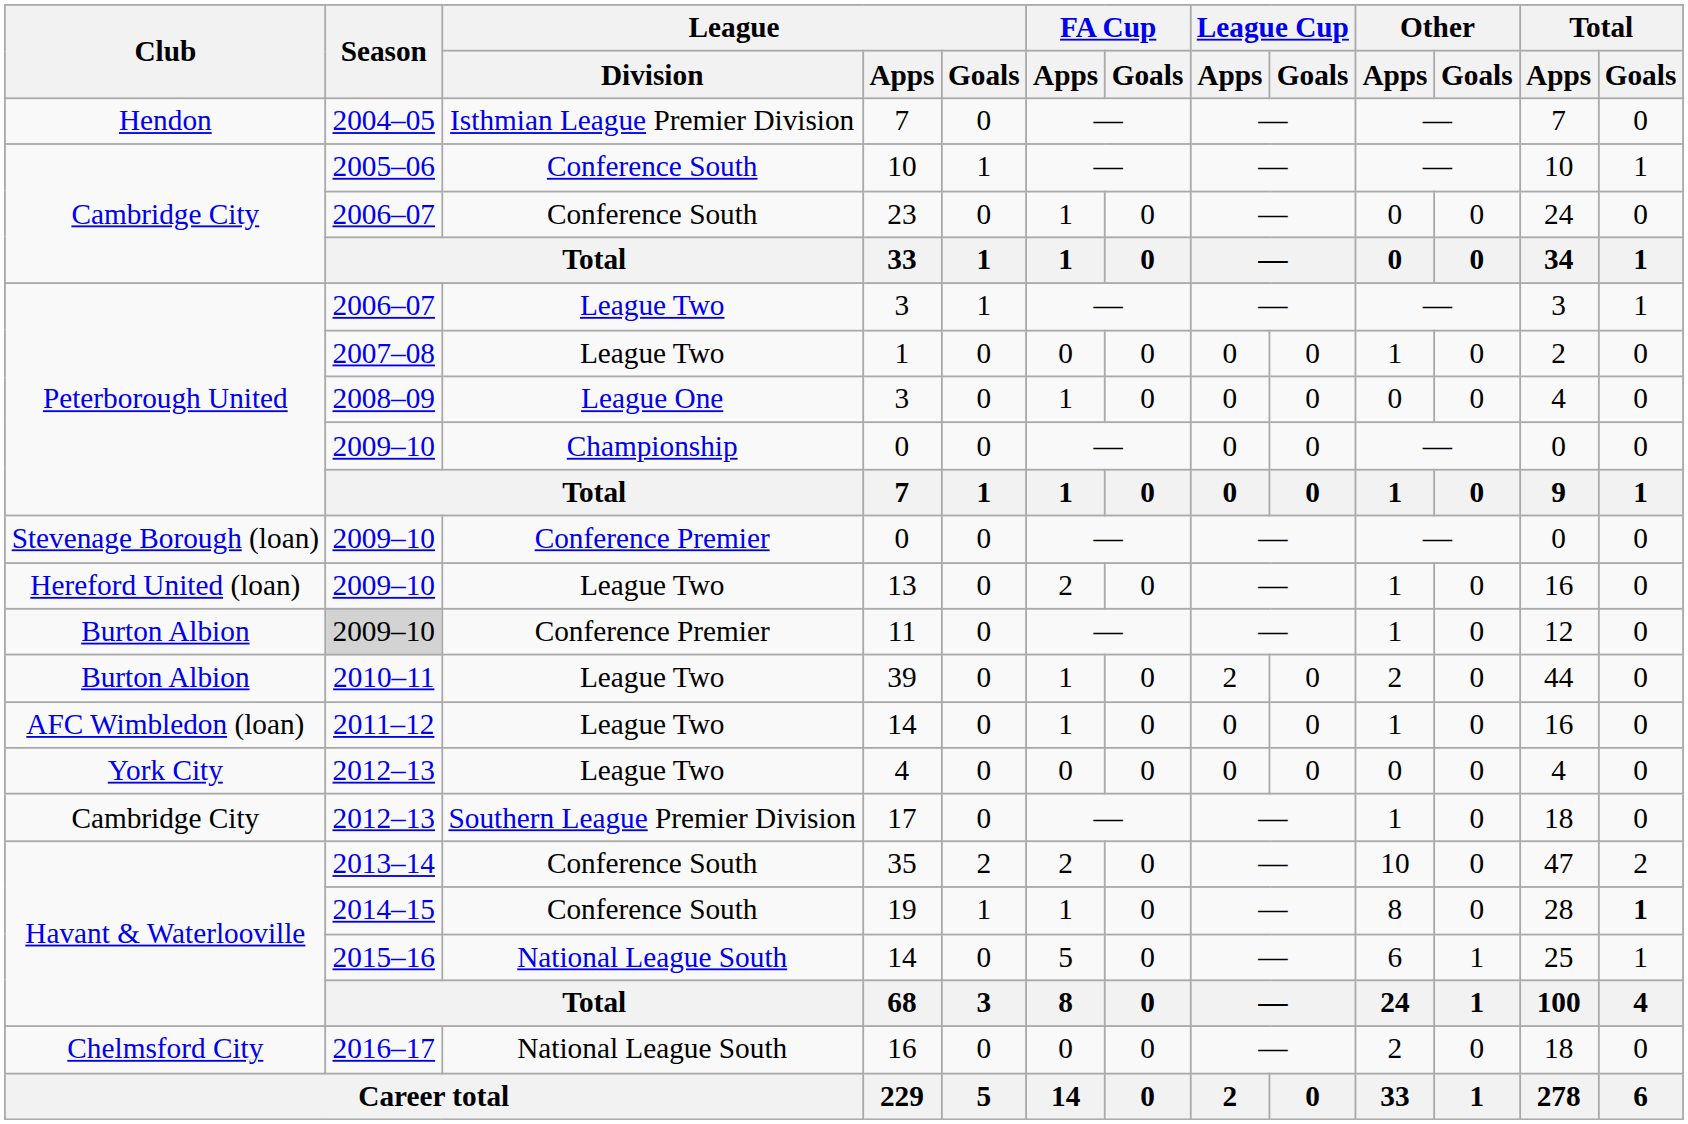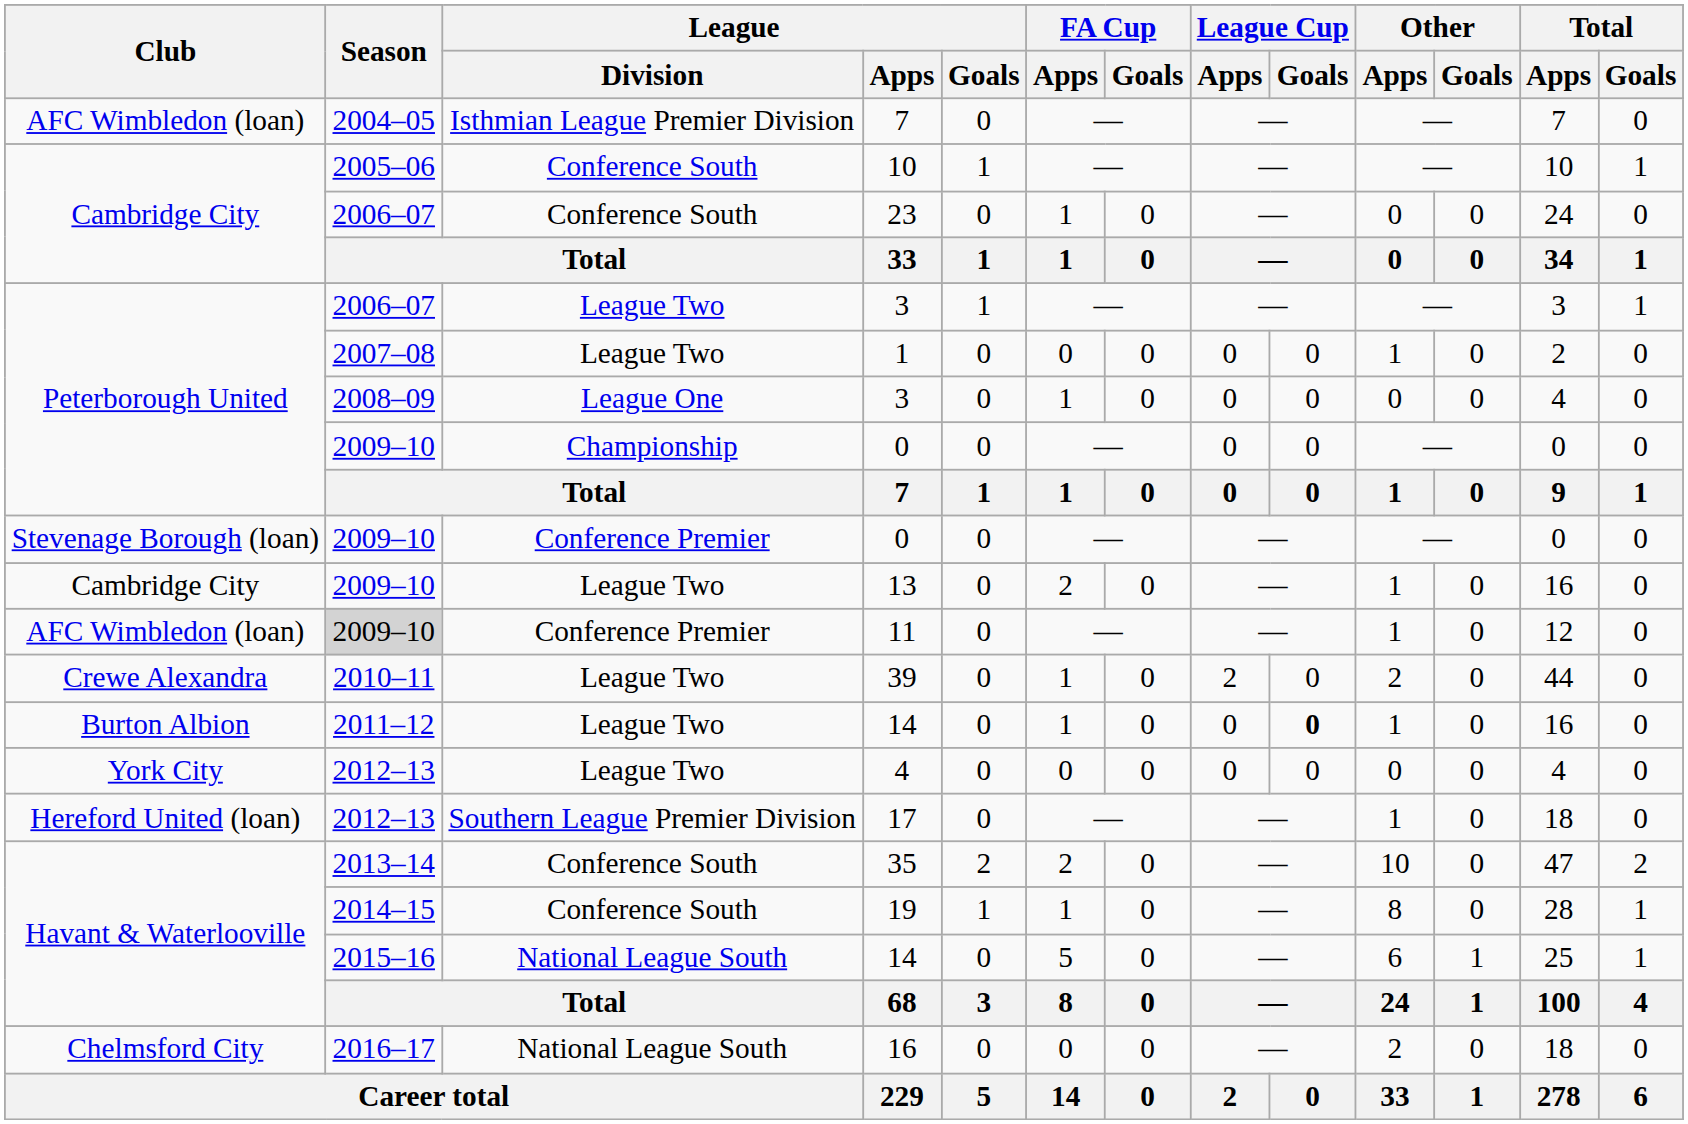(165, 120) Hendon -> (165, 120) AFC Wimbledon (loan)
(165, 584) Hereford United (loan) -> (165, 584) Cambridge City
(165, 631) Burton Albion -> (165, 631) AFC Wimbledon (loan)
(165, 677) Burton Albion -> (165, 677) Crewe Alexandra
(165, 724) AFC Wimbledon (loan) -> (165, 724) Burton Albion
(1313, 724) normal -> (1313, 724) bold
(165, 817) Cambridge City -> (165, 817) Hereford United (loan)
(1641, 910) bold -> (1641, 910) normal
